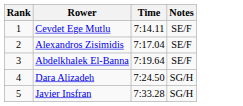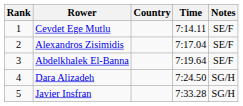+ column: (152, 12)
